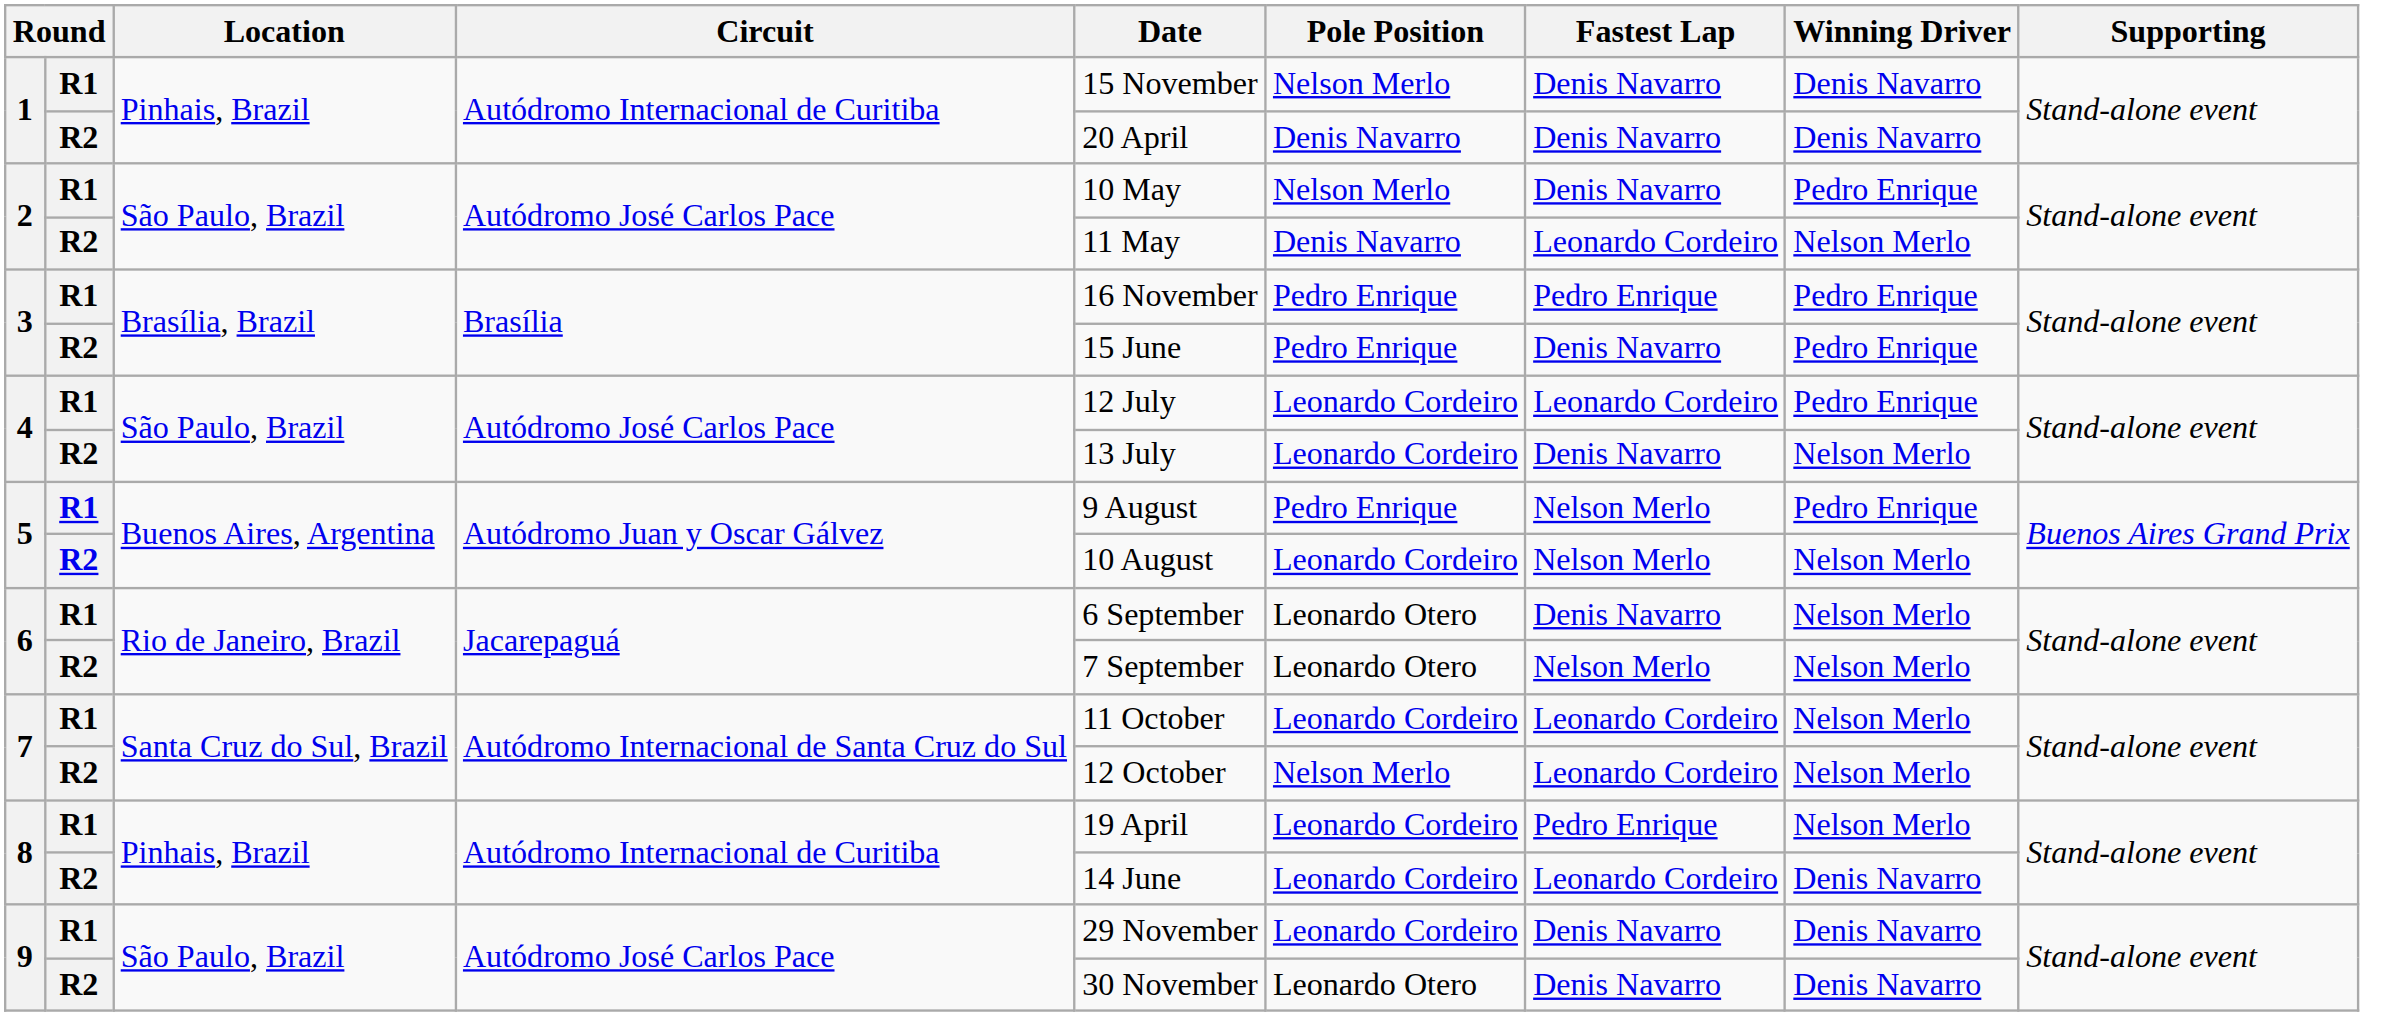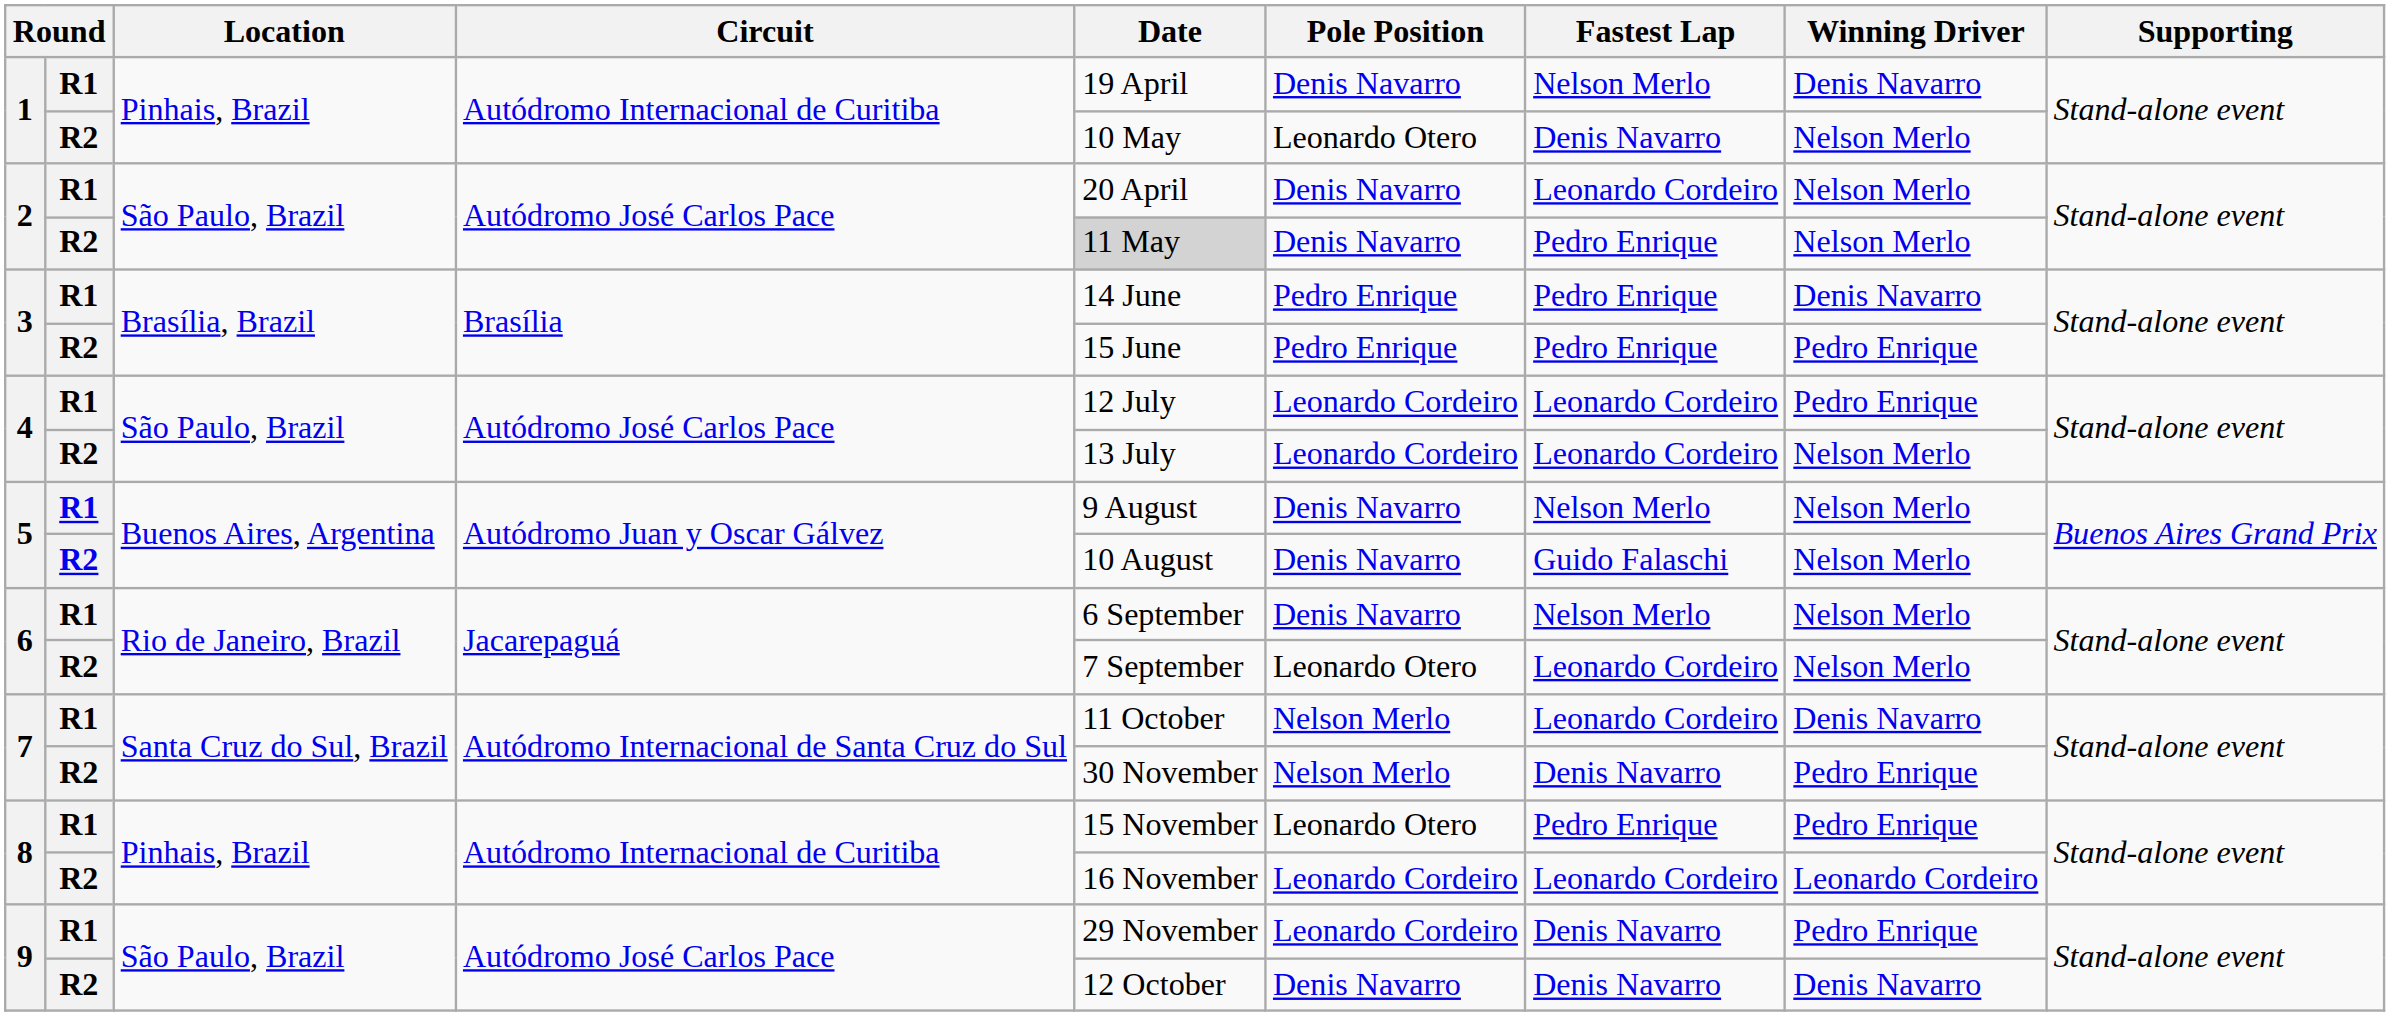(1170, 83) 15 November -> (1135, 83) 19 April
(1362, 83) Nelson Merlo -> (1367, 83) Denis Navarro
(1627, 83) Denis Navarro -> (1622, 83) Nelson Merlo
(1135, 136) 20 April -> (1132, 136) 10 May
(1367, 136) Denis Navarro -> (1375, 136) Leonardo Otero
(1887, 136) Denis Navarro -> (1882, 136) Nelson Merlo
(1132, 189) 10 May -> (1135, 189) 20 April
(1362, 189) Nelson Merlo -> (1367, 189) Denis Navarro
(1627, 189) Denis Navarro -> (1656, 189) Leonardo Cordeiro
(1886, 189) Pedro Enrique -> (1882, 189) Nelson Merlo
(1131, 242) no background -> (1131, 242) lightgrey background
(1656, 242) Leonardo Cordeiro -> (1625, 242) Pedro Enrique
(1170, 295) 16 November -> (1132, 295) 14 June
(1886, 295) Pedro Enrique -> (1887, 295) Denis Navarro
(1627, 348) Denis Navarro -> (1625, 348) Pedro Enrique
(1627, 454) Denis Navarro -> (1656, 454) Leonardo Cordeiro
(1365, 507) Pedro Enrique -> (1367, 507) Denis Navarro
(1886, 507) Pedro Enrique -> (1882, 507) Nelson Merlo
(1395, 560) Leonardo Cordeiro -> (1367, 560) Denis Navarro
(1622, 560) Nelson Merlo -> (1631, 560) Guido Falaschi
(1375, 613) Leonardo Otero -> (1367, 613) Denis Navarro
(1627, 613) Denis Navarro -> (1622, 613) Nelson Merlo
(1622, 665) Nelson Merlo -> (1656, 665) Leonardo Cordeiro
(1395, 718) Leonardo Cordeiro -> (1362, 718) Nelson Merlo
(1882, 718) Nelson Merlo -> (1887, 718) Denis Navarro
(1154, 771) 12 October -> (1170, 771) 30 November
(1656, 771) Leonardo Cordeiro -> (1627, 771) Denis Navarro
(1882, 771) Nelson Merlo -> (1886, 771) Pedro Enrique
(1135, 824) 19 April -> (1170, 824) 15 November
(1395, 824) Leonardo Cordeiro -> (1375, 824) Leonardo Otero
(1882, 824) Nelson Merlo -> (1886, 824) Pedro Enrique
(1132, 877) 14 June -> (1170, 877) 16 November
(1887, 877) Denis Navarro -> (1916, 877) Leonardo Cordeiro
(1887, 930) Denis Navarro -> (1886, 930) Pedro Enrique
(1170, 983) 30 November -> (1154, 983) 12 October
(1375, 983) Leonardo Otero -> (1367, 983) Denis Navarro
